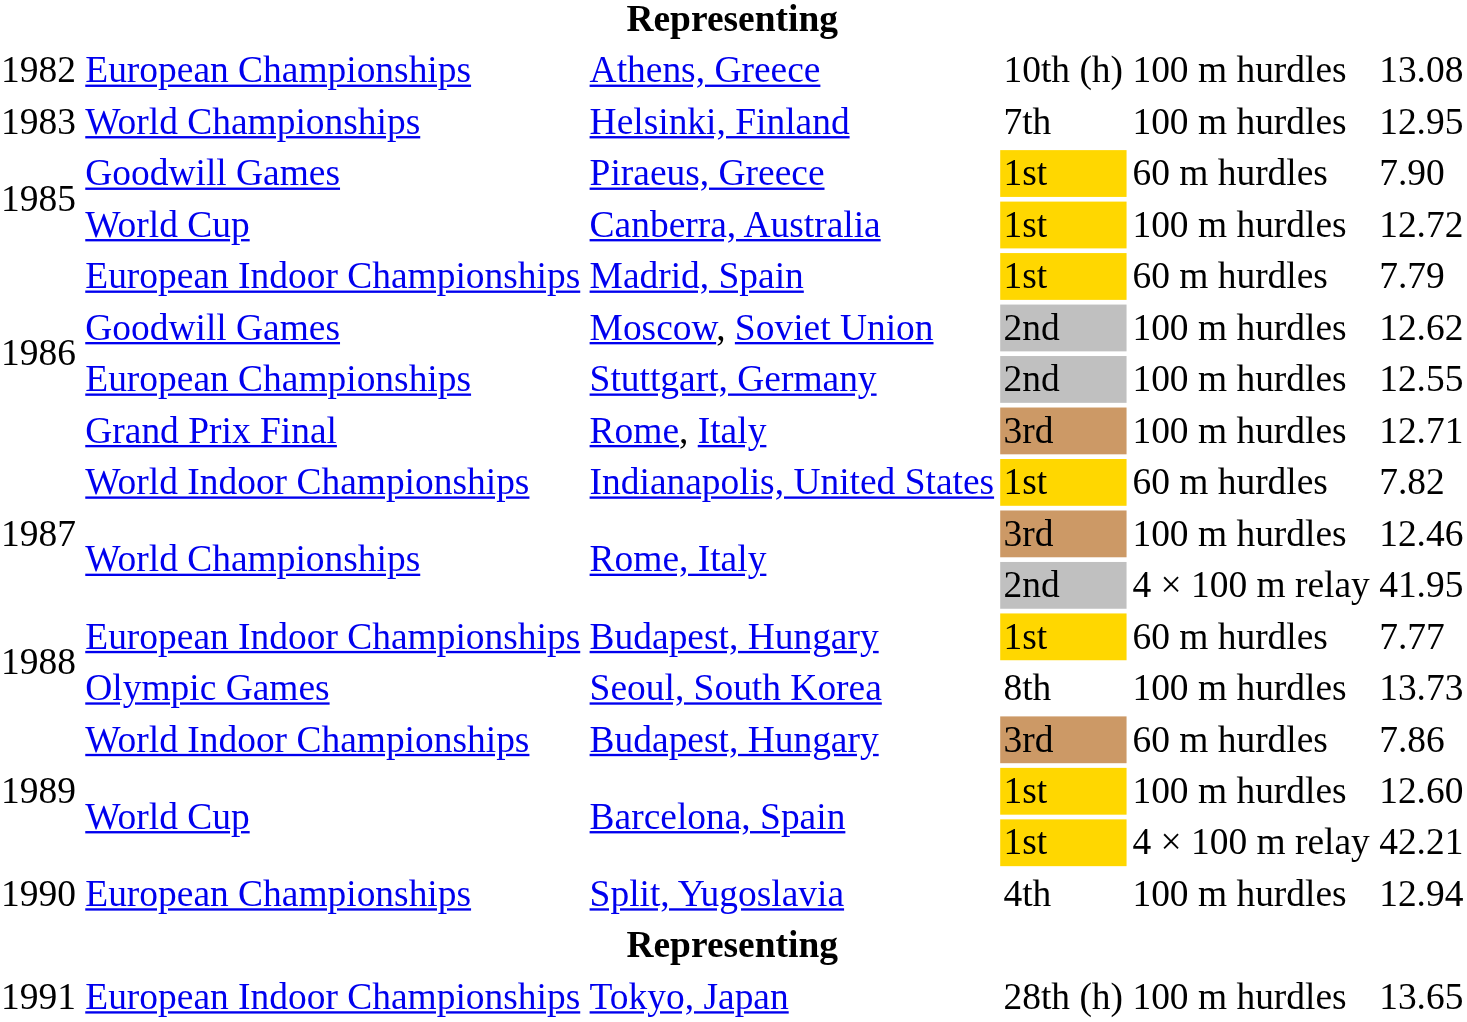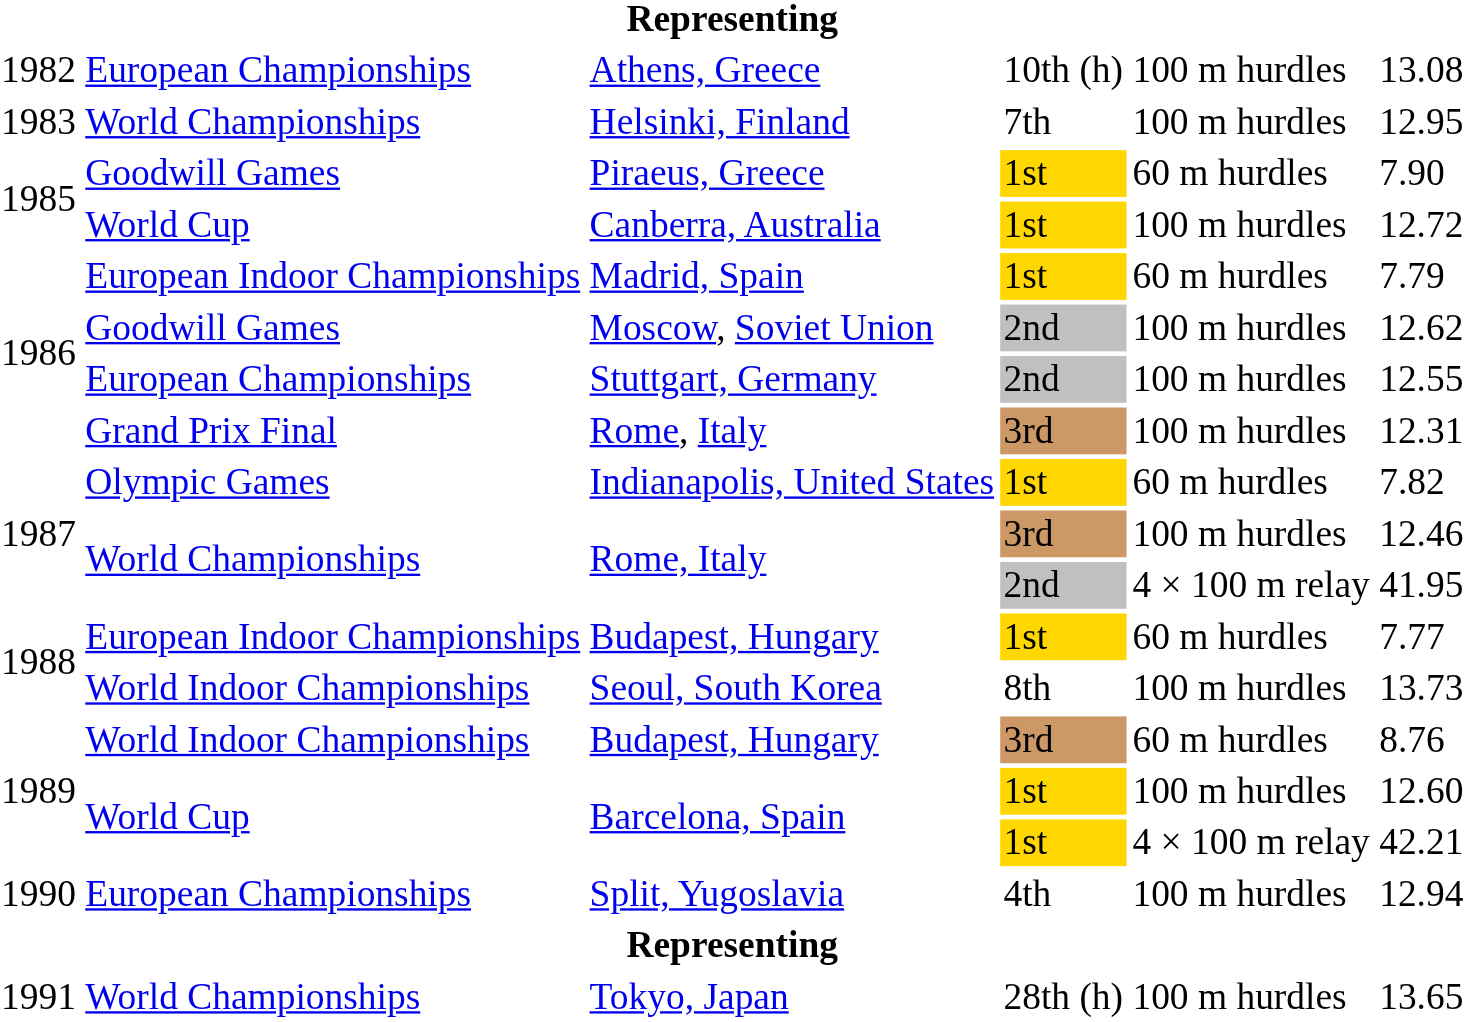(1421, 430) 12.71 -> (1421, 430) 12.31
(307, 481) World Indoor Championships -> (207, 481) Olympic Games
(207, 687) Olympic Games -> (307, 687) World Indoor Championships
(1412, 739) 7.86 -> (1412, 739) 8.76
(333, 996) European Indoor Championships -> (253, 996) World Championships
